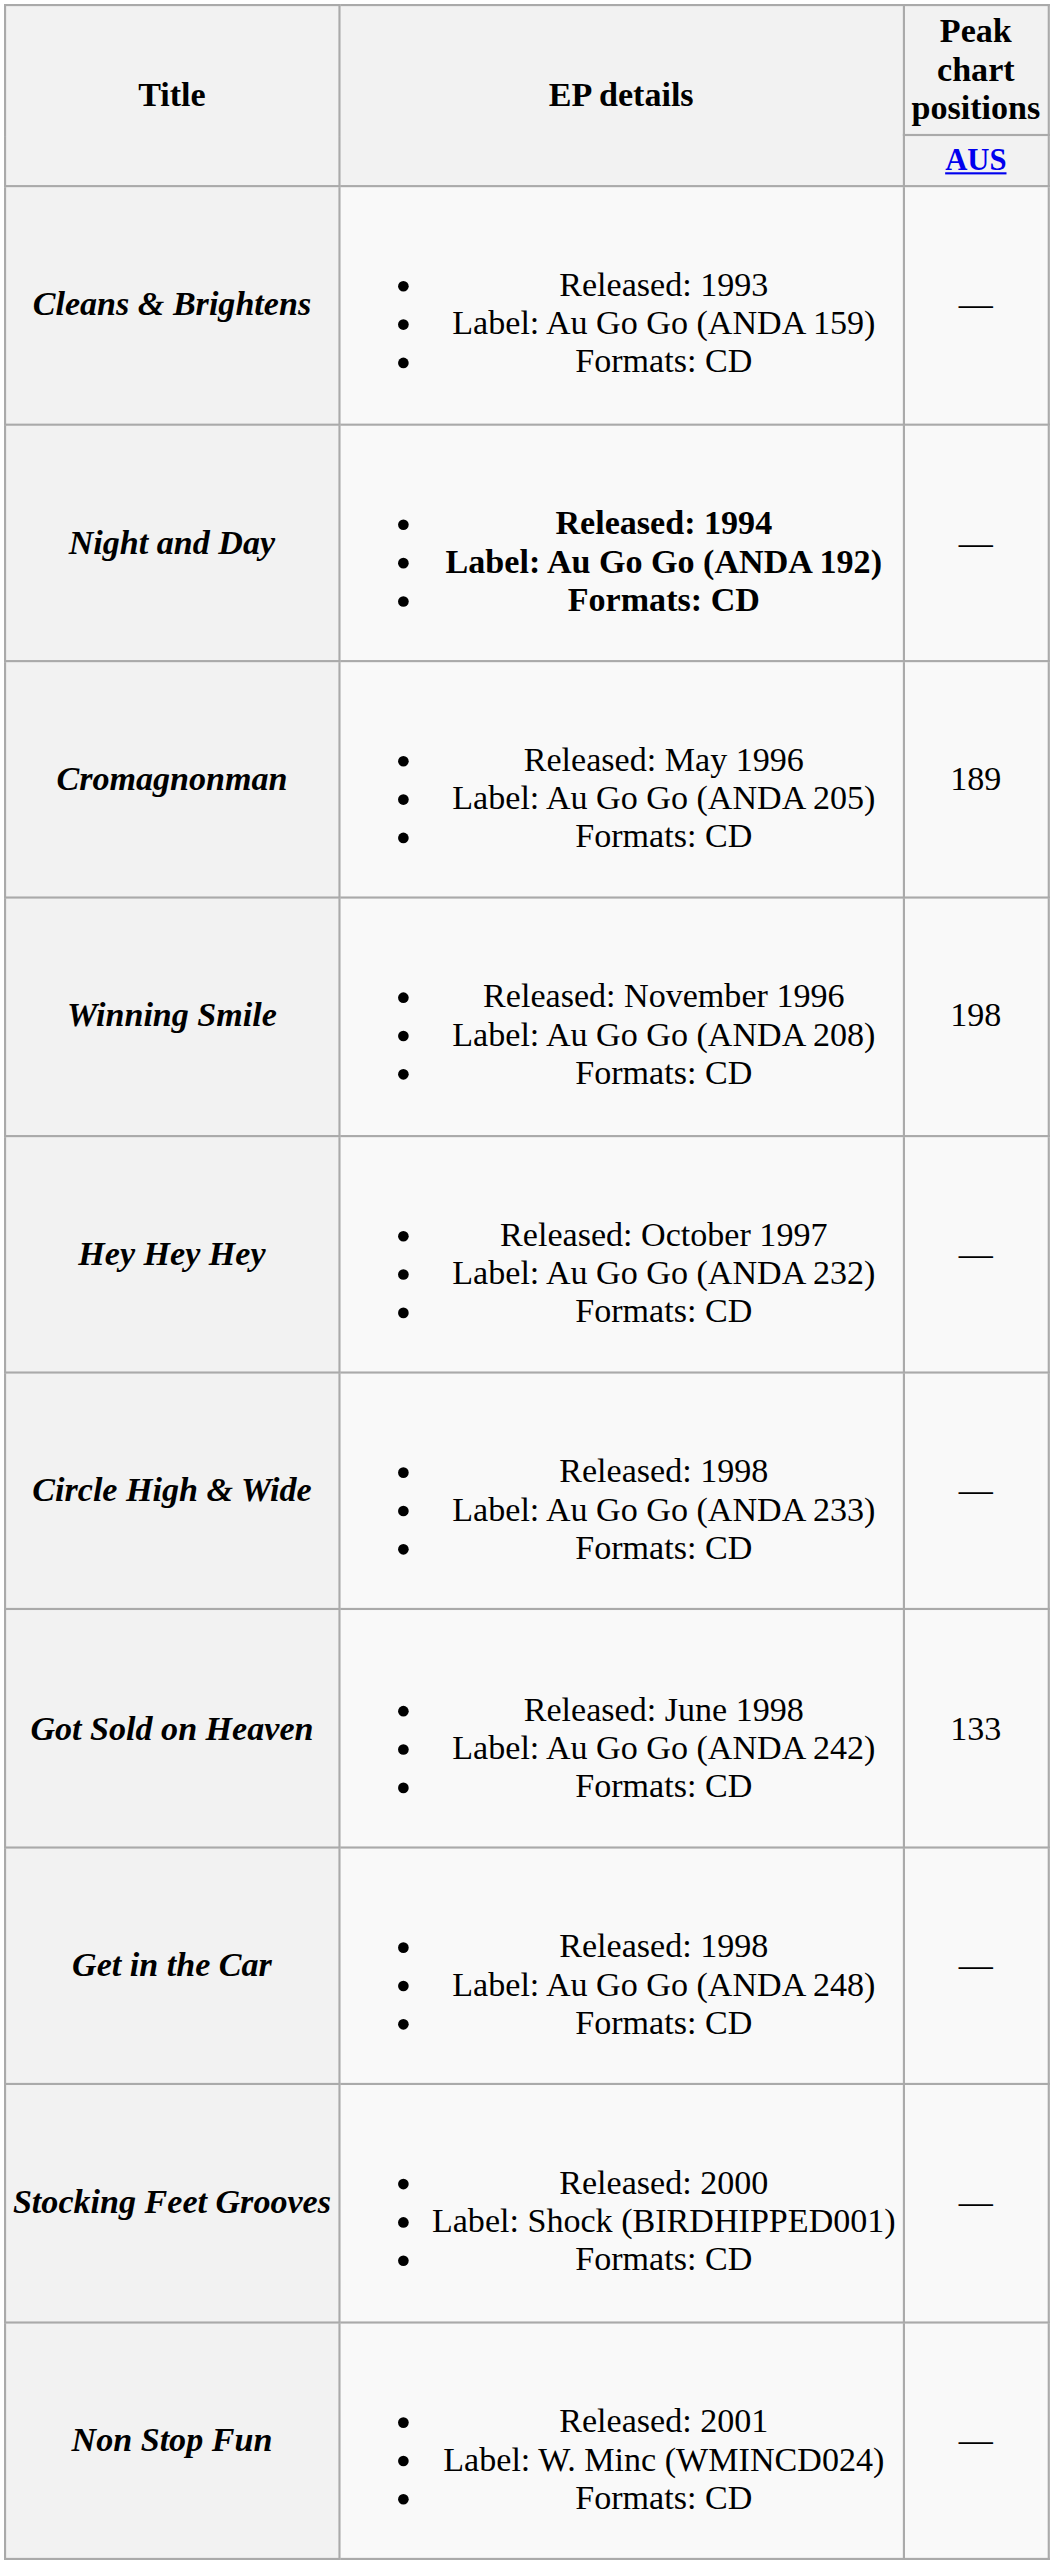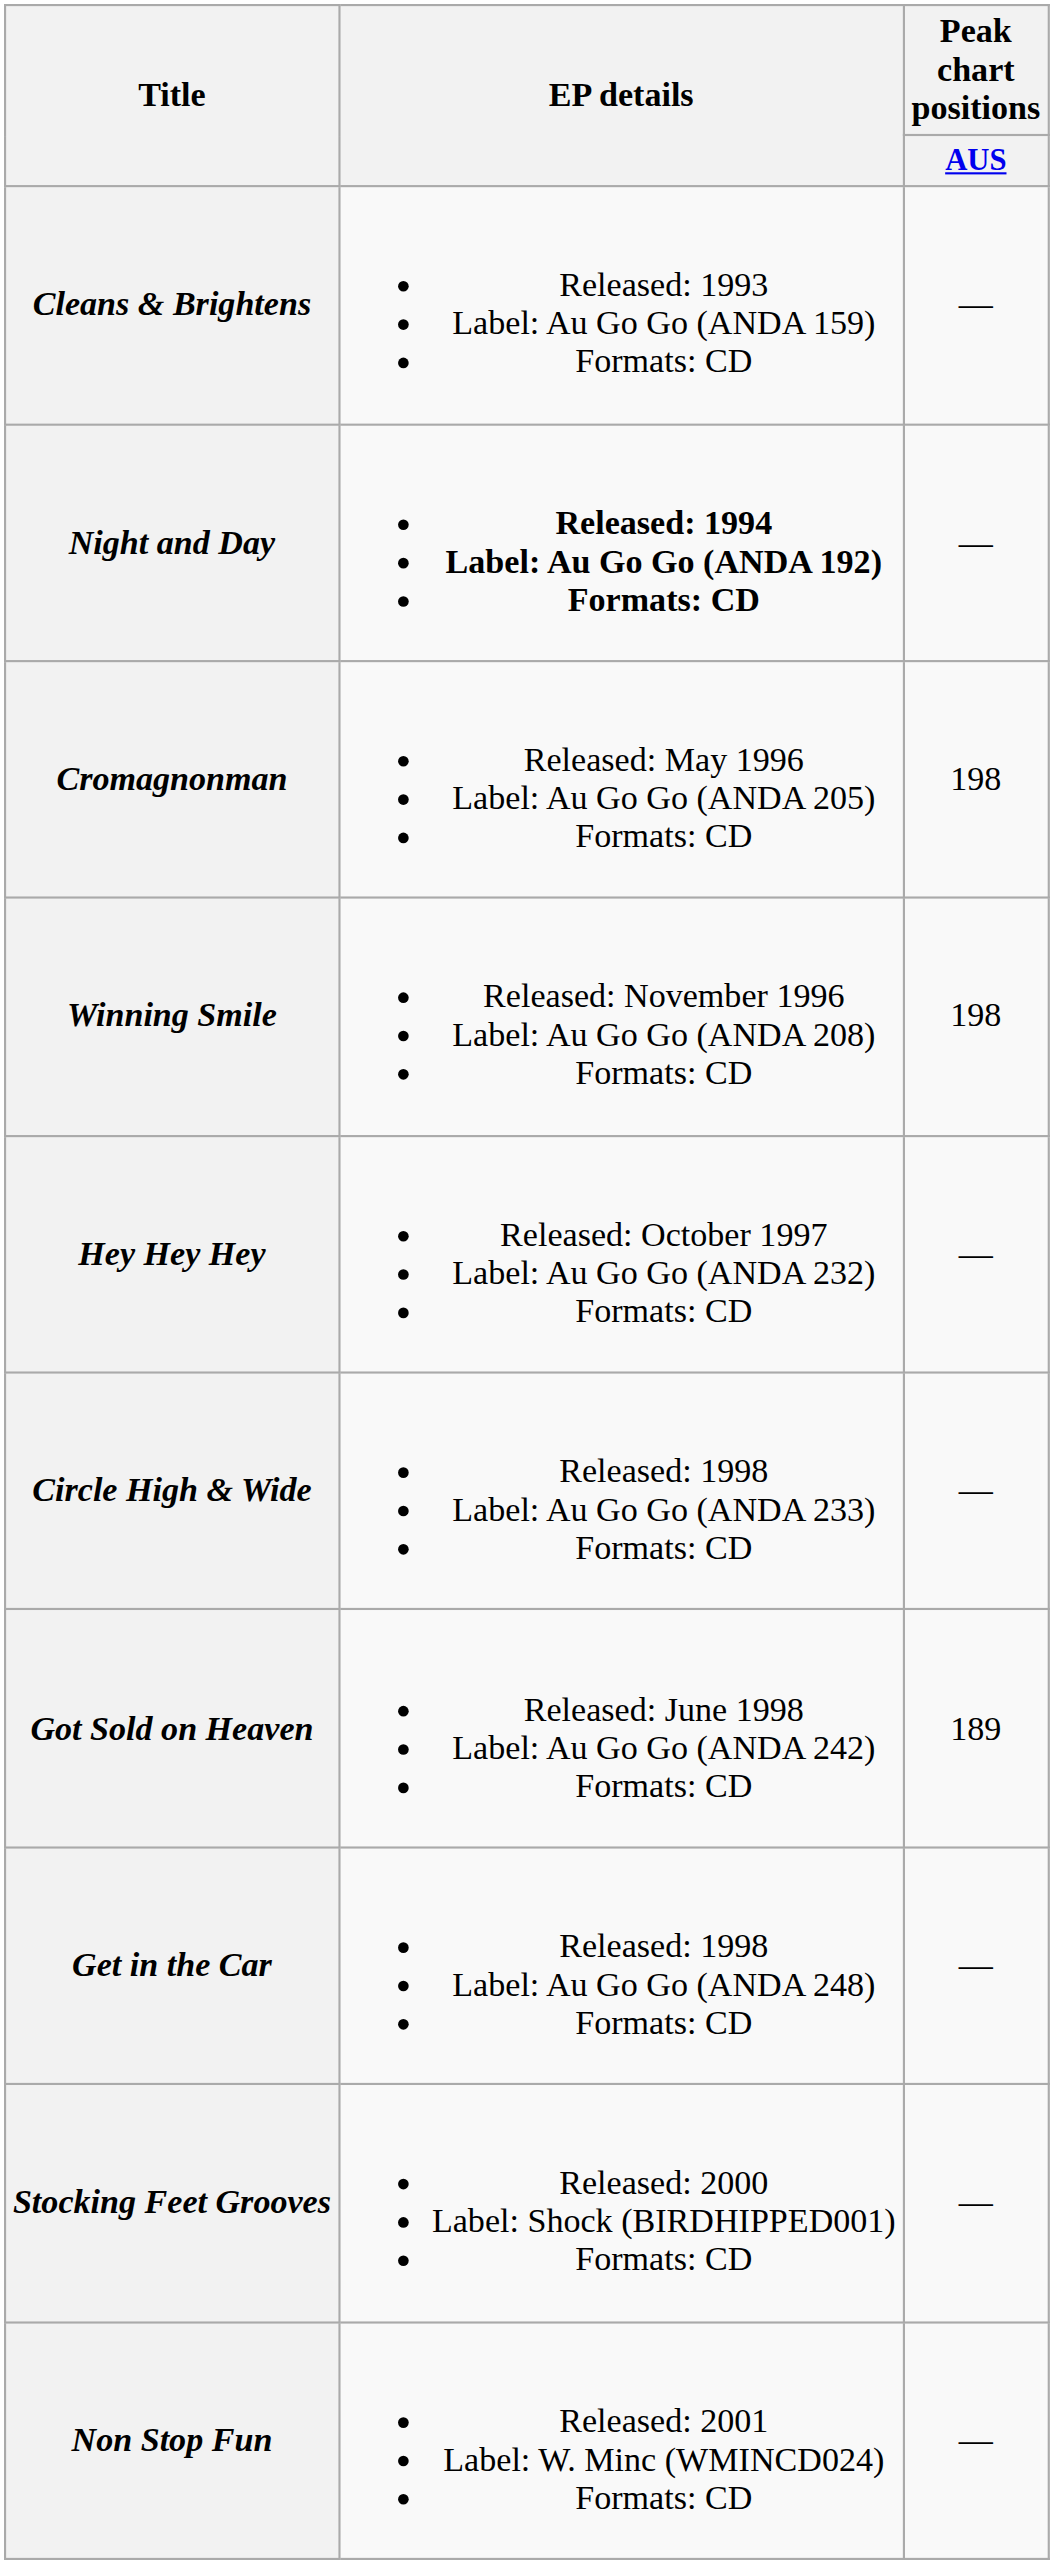(976, 778) 189 -> (976, 778) 198
(976, 1727) 133 -> (976, 1727) 189
